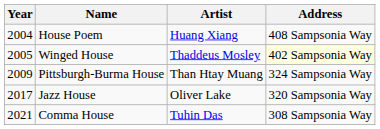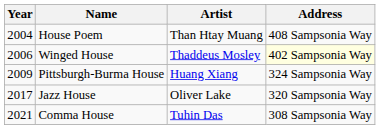(204, 34) Huang Xiang -> (216, 34) Than Htay Muang
(20, 54) 2005 -> (20, 54) 2006
(216, 74) Than Htay Muang -> (204, 74) Huang Xiang
